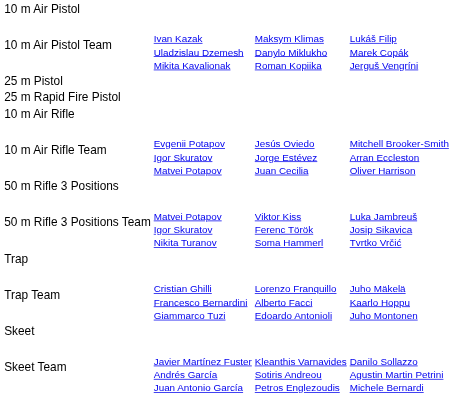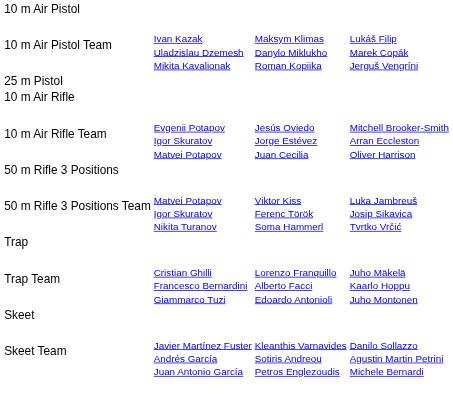- row: (62, 97)
